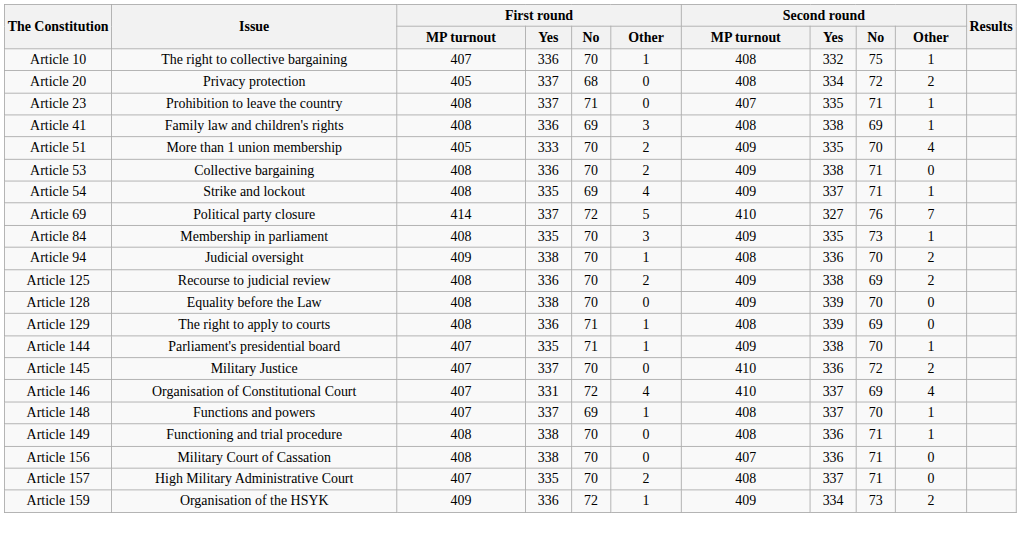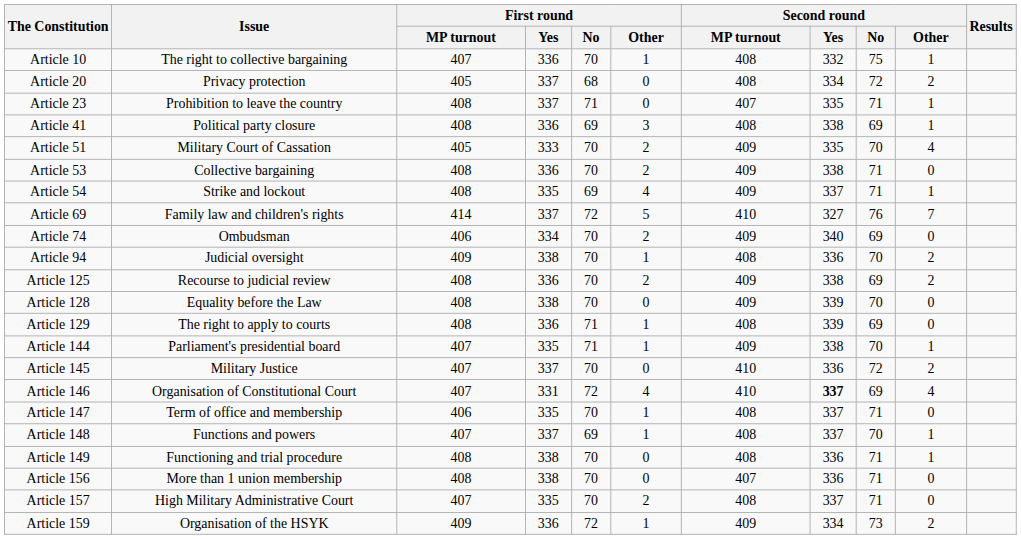(254, 125) Family law and children's rights -> (254, 125) Political party closure
(254, 147) More than 1 union membership -> (254, 147) Military Court of Cassation
(254, 214) Political party closure -> (254, 214) Family law and children's rights
+ row: (58, 236)
- row: (58, 236)
(833, 390) normal -> (833, 390) bold
+ row: (58, 412)
(254, 457) Military Court of Cassation -> (254, 479) More than 1 union membership
